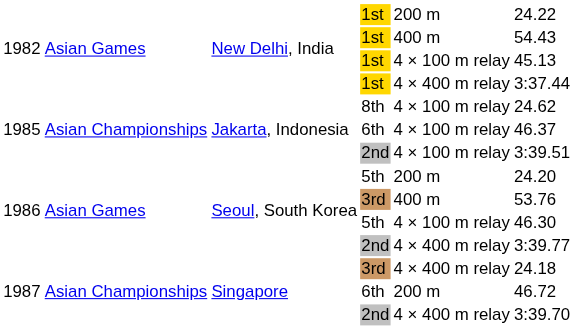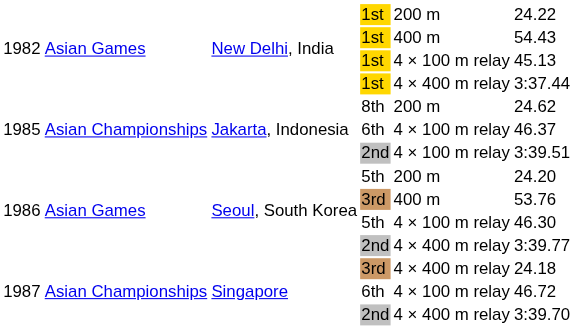(452, 106) 4 × 100 m relay -> (417, 106) 200 m
(417, 291) 200 m -> (452, 291) 4 × 100 m relay
